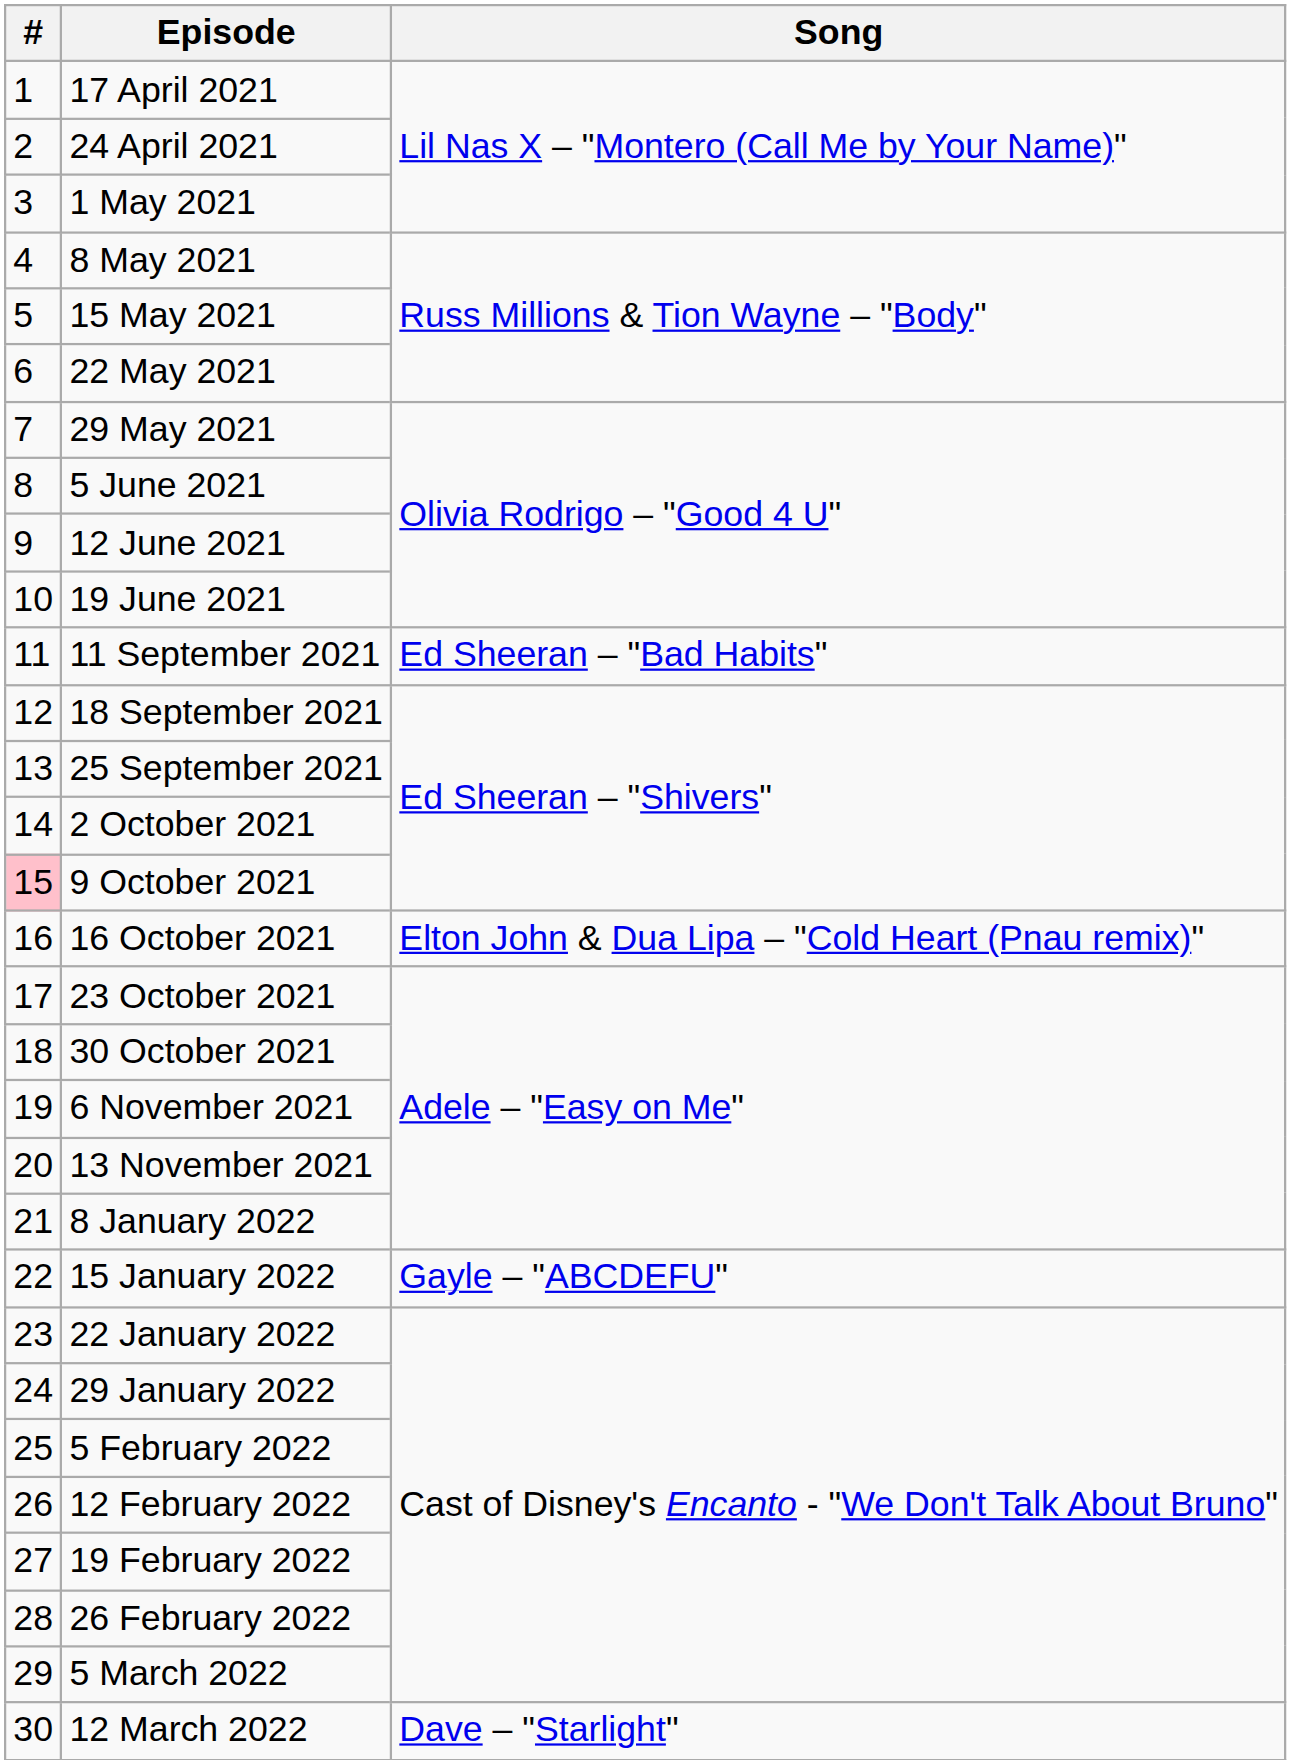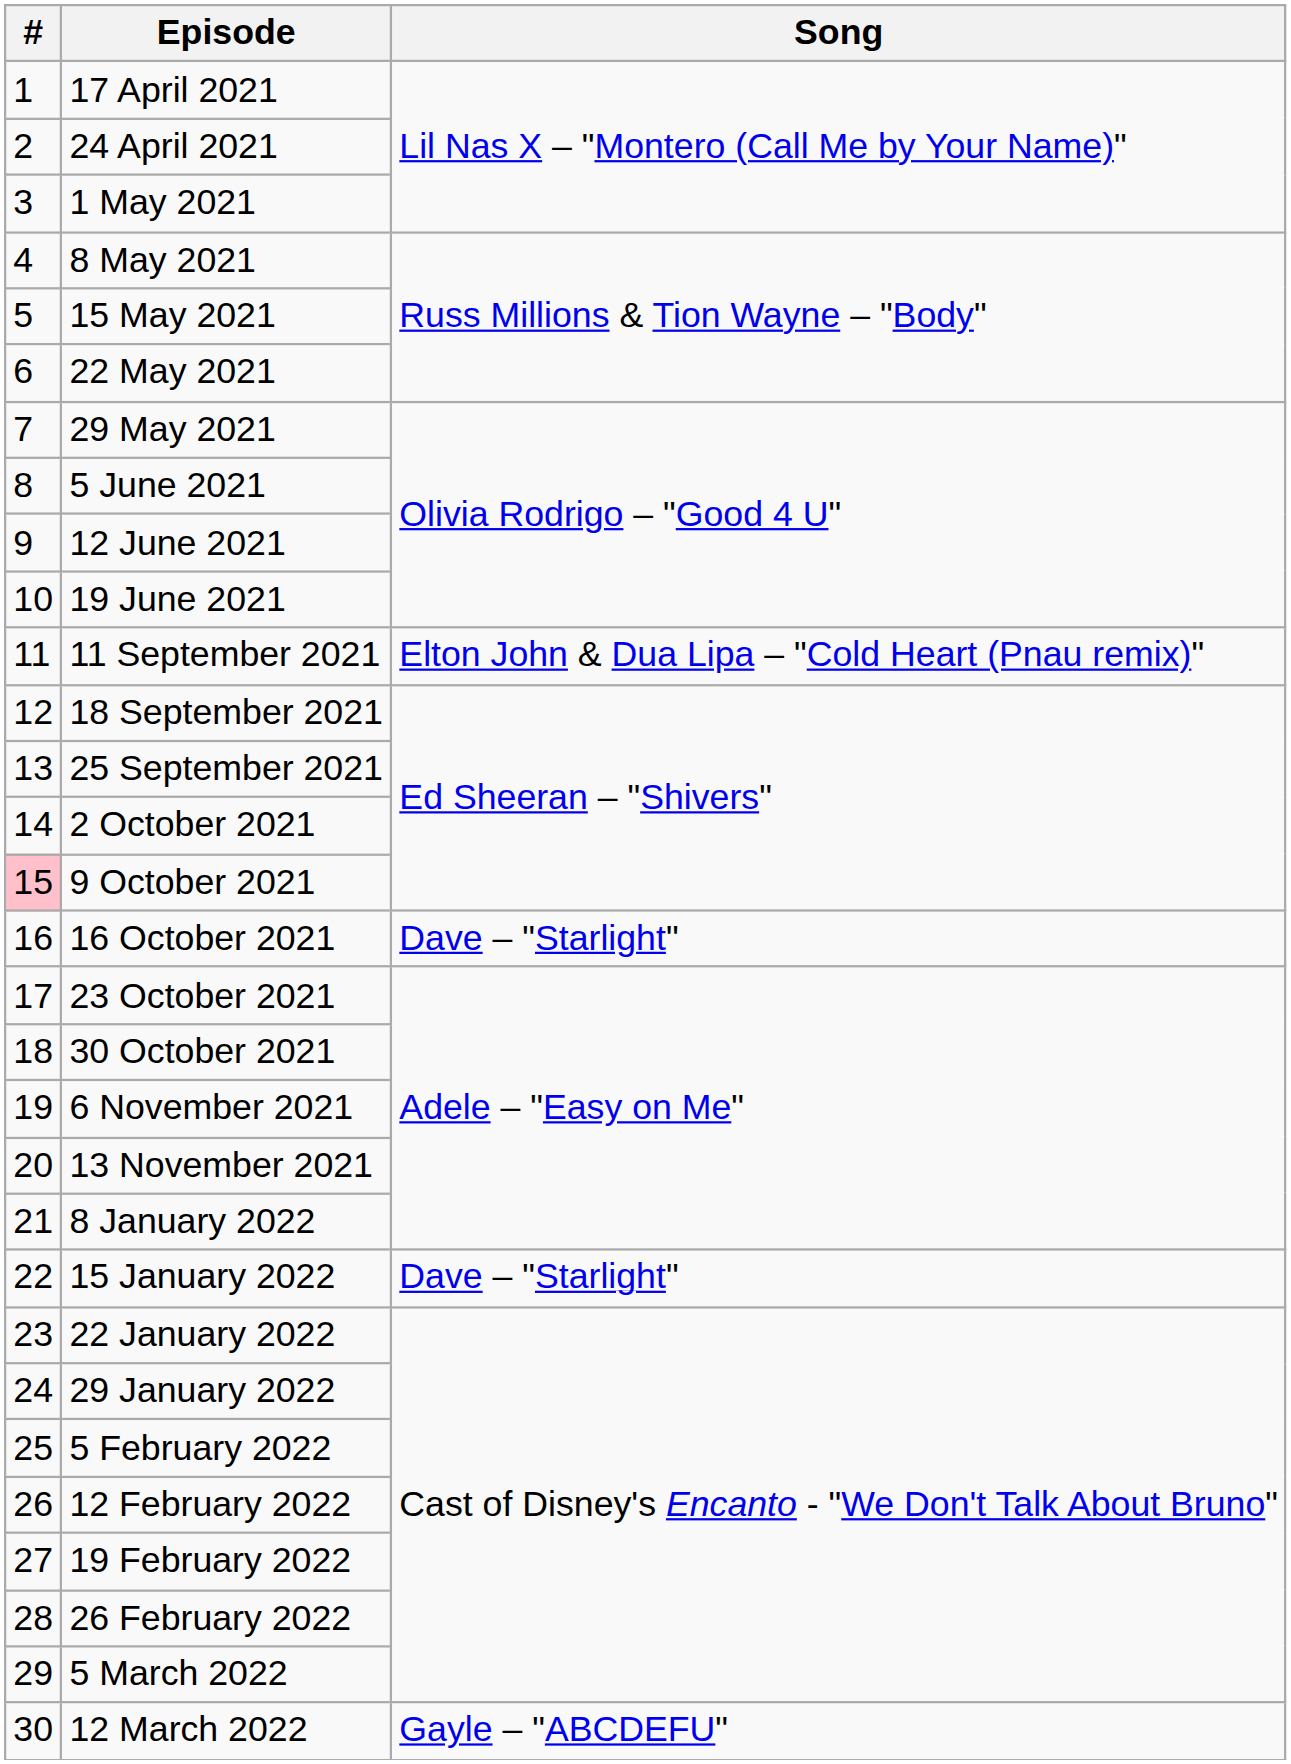(613, 655) Ed Sheeran – "Bad Habits" -> (802, 655) Elton John & Dua Lipa – "Cold Heart (Pnau remix)"
(802, 938) Elton John & Dua Lipa – "Cold Heart (Pnau remix)" -> (539, 938) Dave – "Starlight"
(564, 1277) Gayle – "ABCDEFU" -> (539, 1277) Dave – "Starlight"
(539, 1730) Dave – "Starlight" -> (564, 1730) Gayle – "ABCDEFU"
